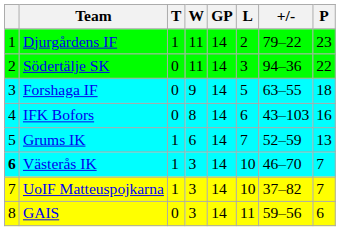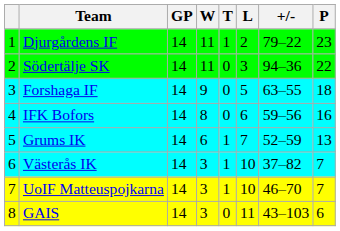columns swapped: (222, 16) <-> (176, 16)
(286, 115) 43–103 -> (282, 115) 59–56
(12, 164) bold -> (12, 164) normal
(282, 164) 46–70 -> (282, 164) 37–82
(282, 189) 37–82 -> (282, 189) 46–70
(282, 213) 59–56 -> (286, 213) 43–103
